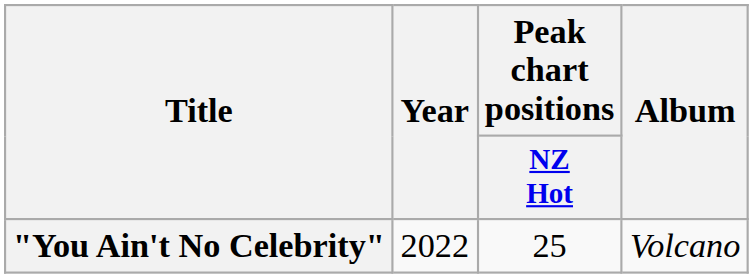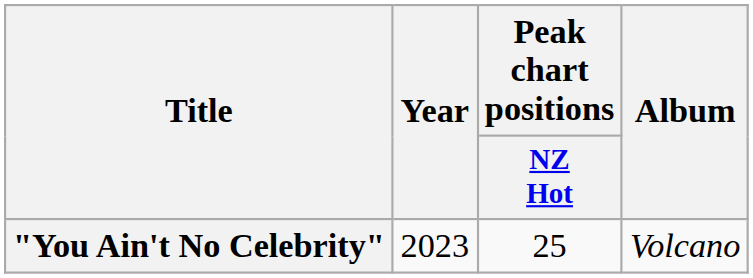(435, 245) 2022 -> (435, 245) 2023
